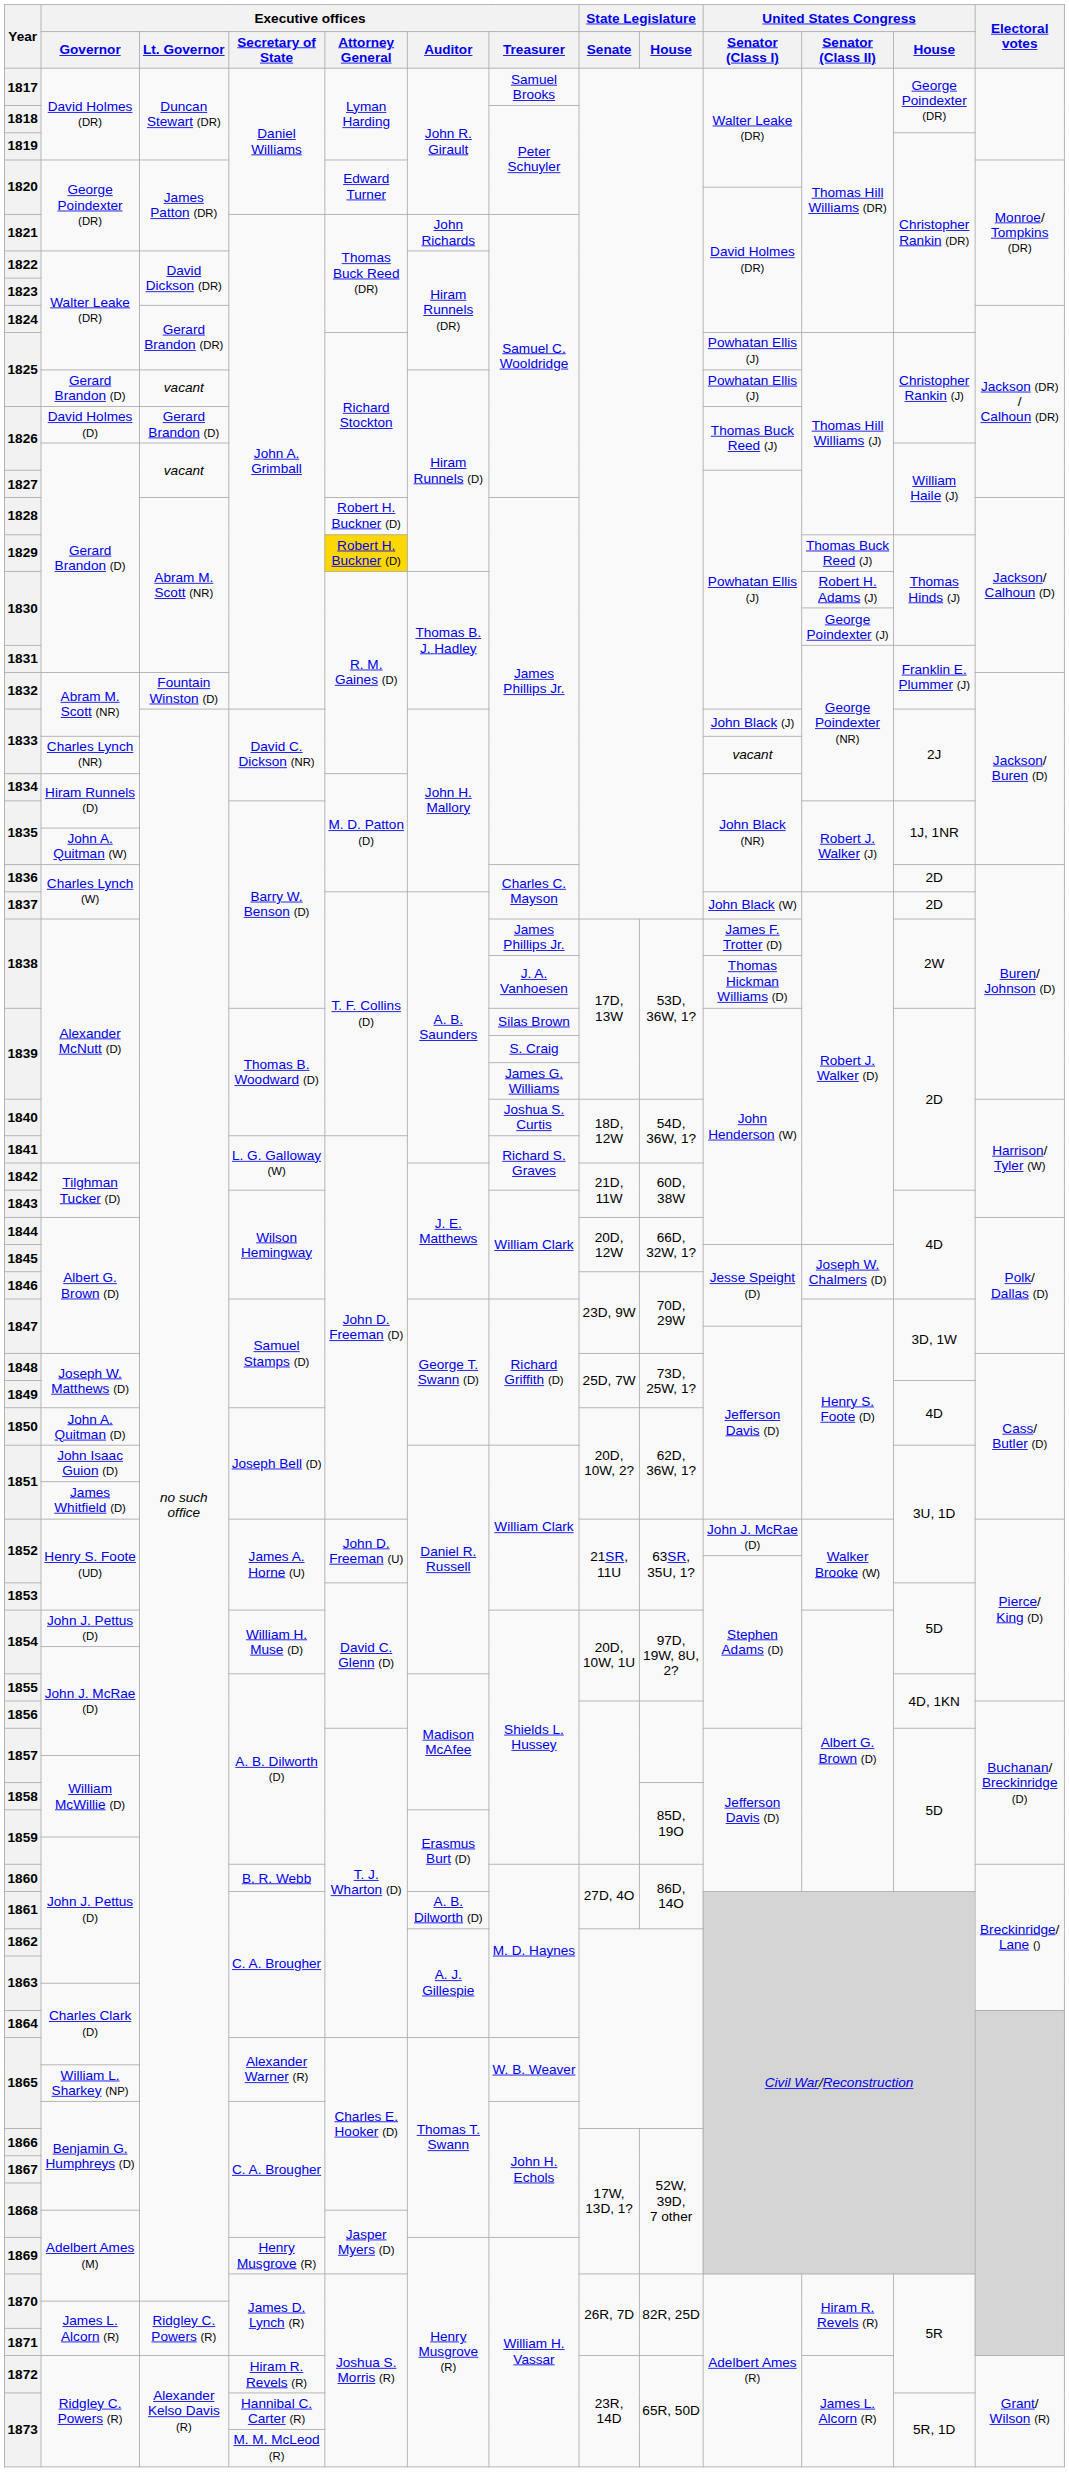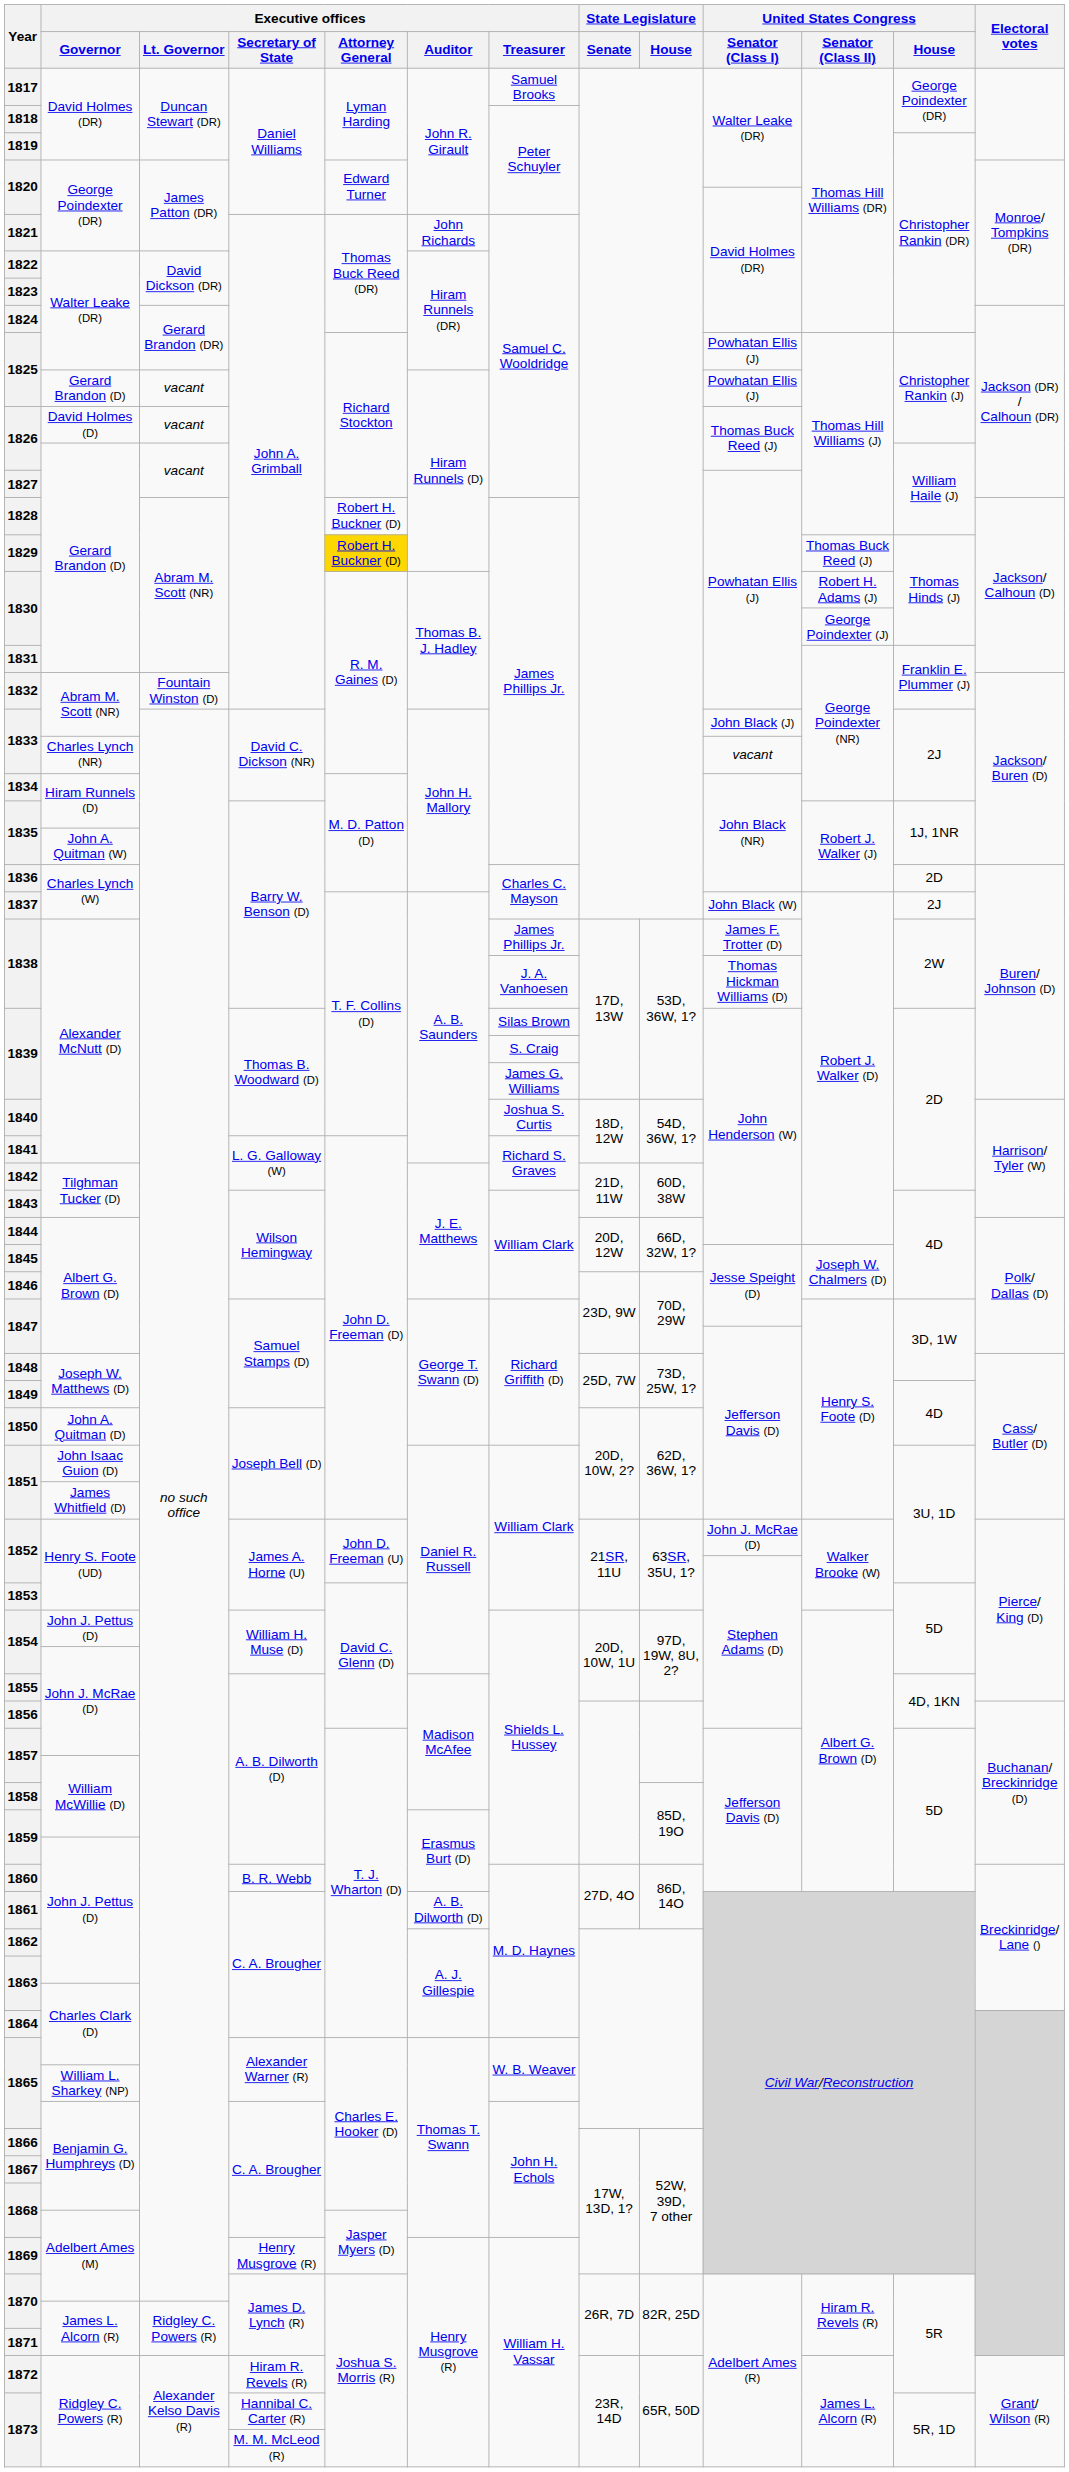(184, 424) Gerard Brandon (D) -> (184, 424) vacant
(934, 905) 2D -> (934, 905) 2J
